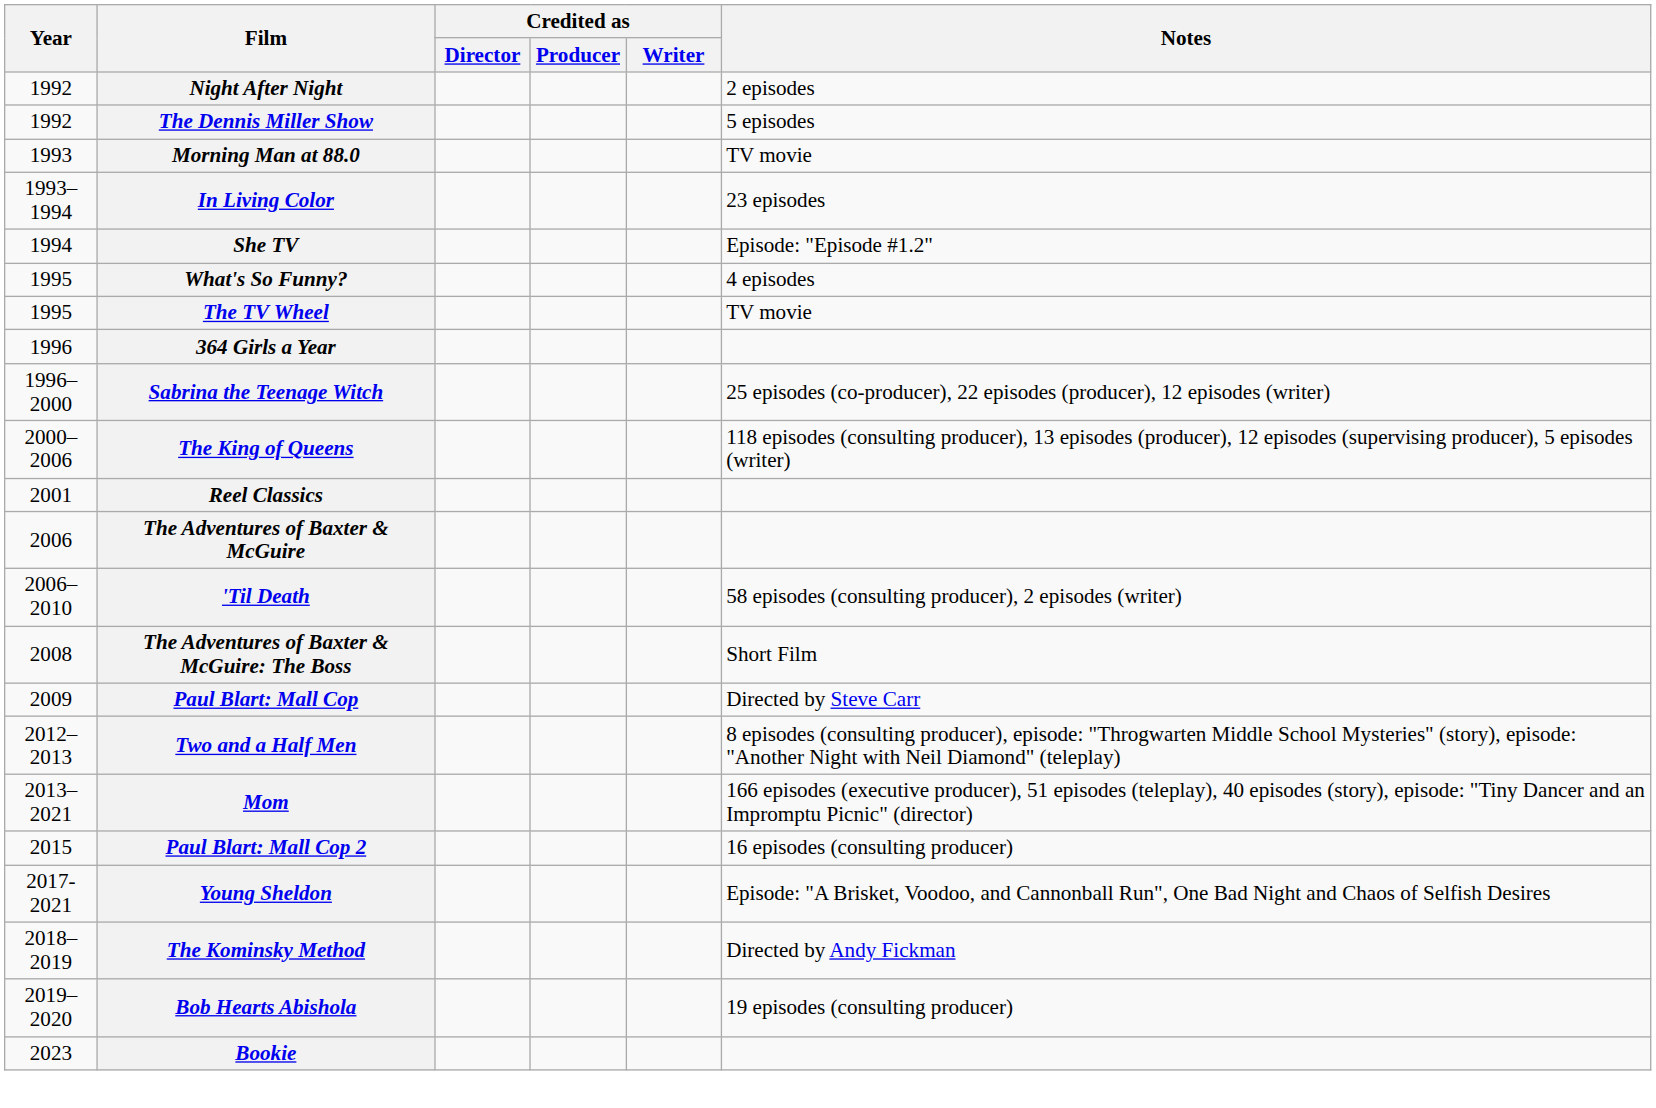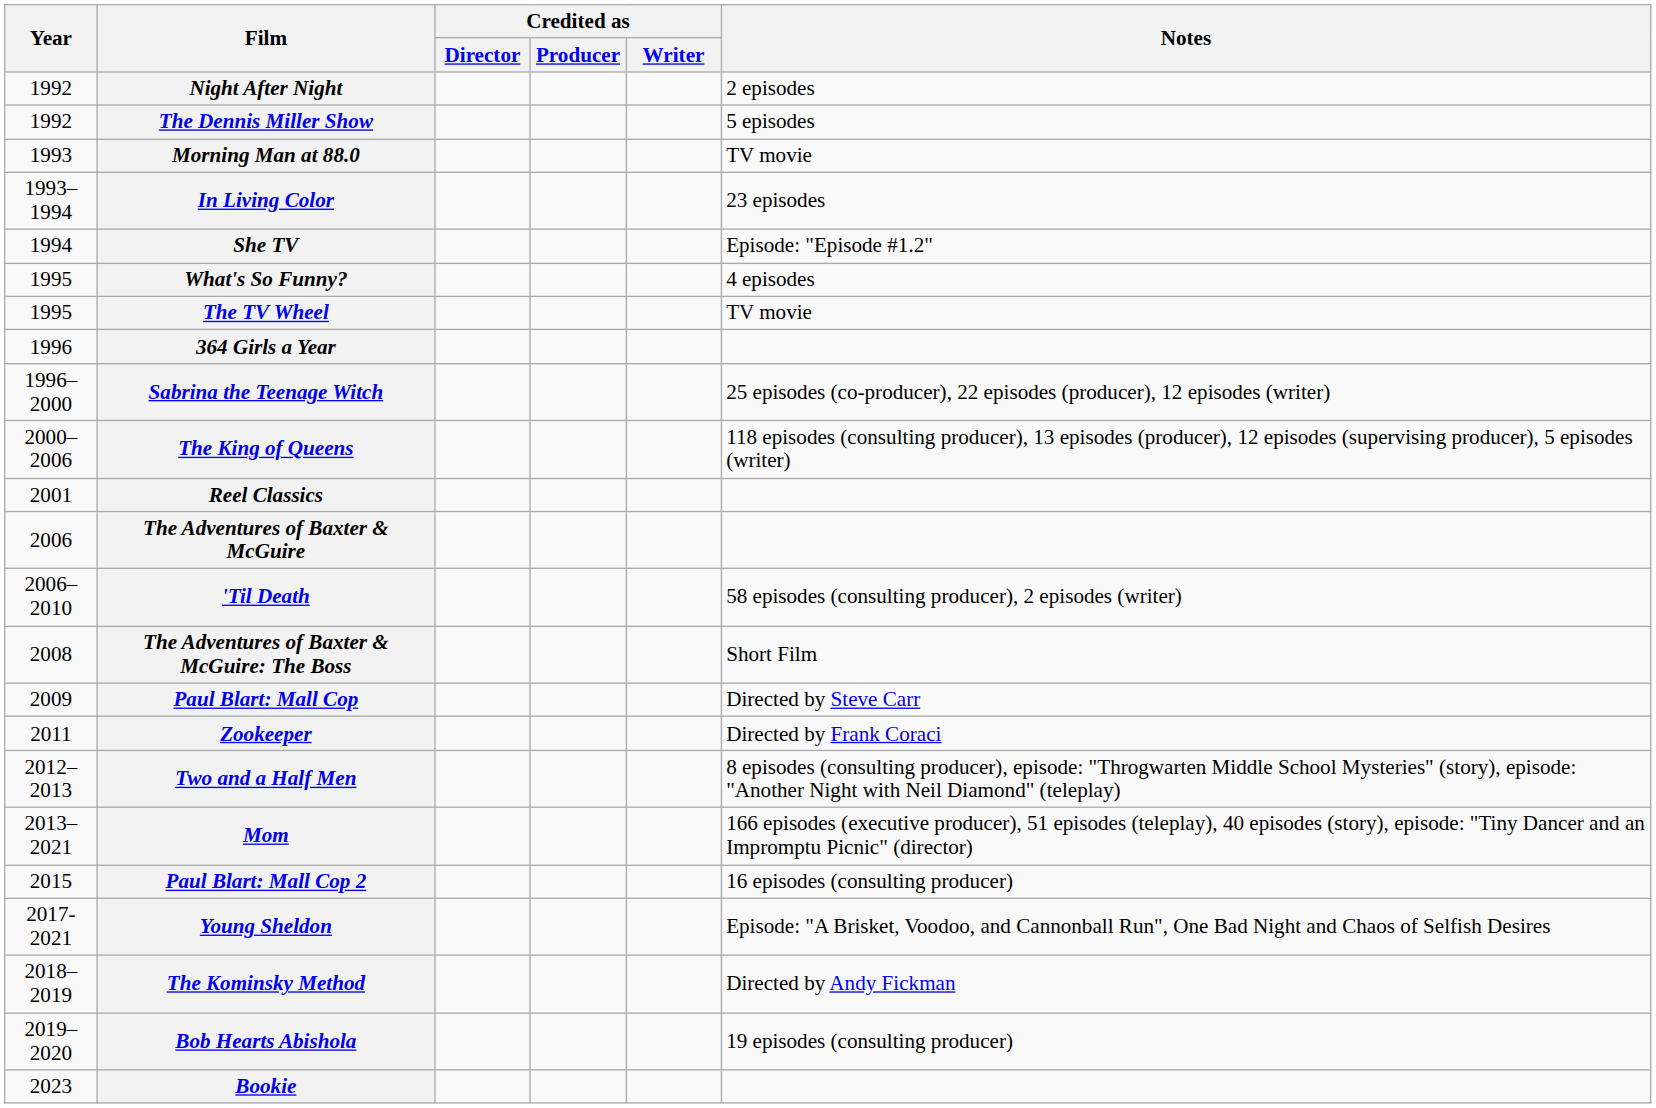+ row: (266, 733)
